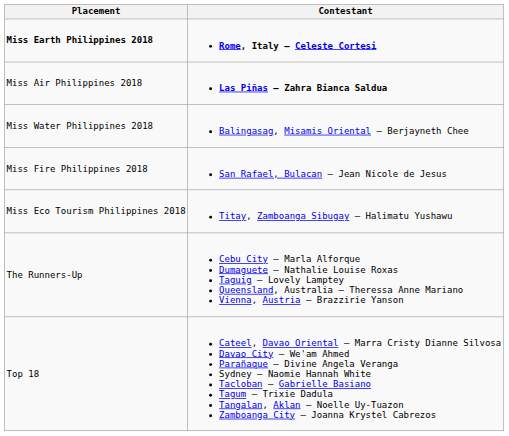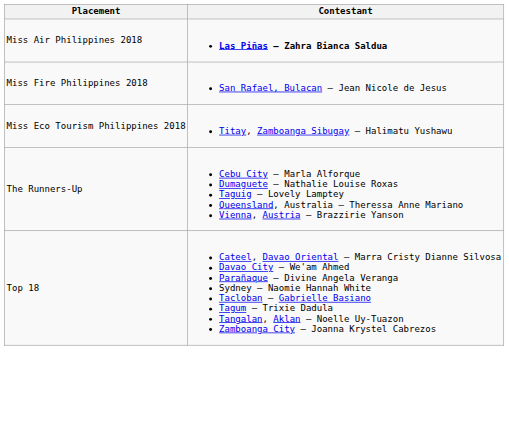- row: (80, 41)
- row: (80, 126)
